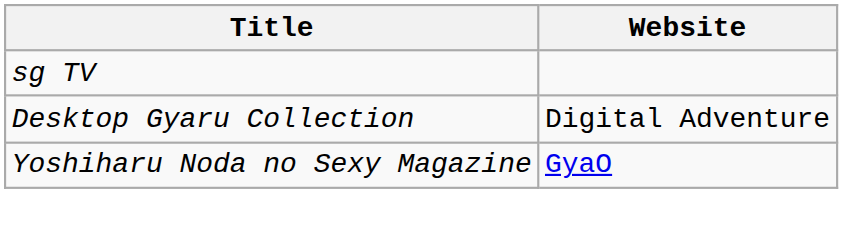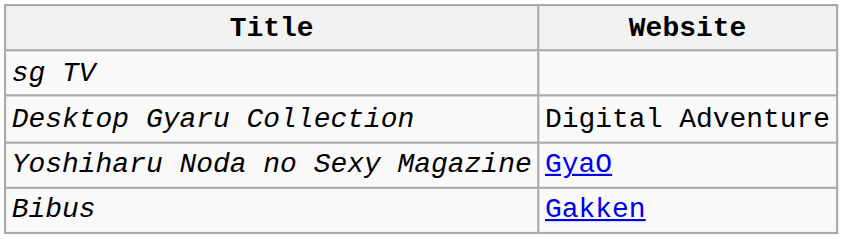+ row: (54, 210)
